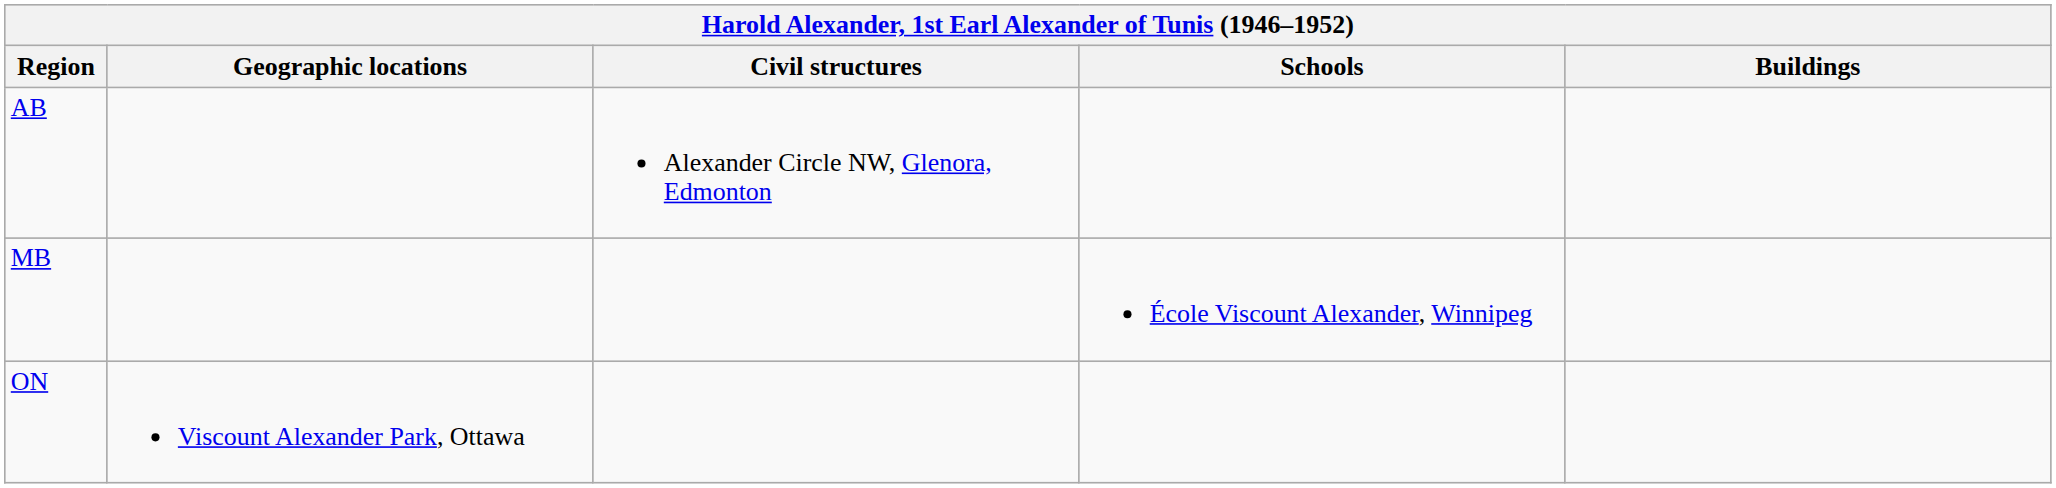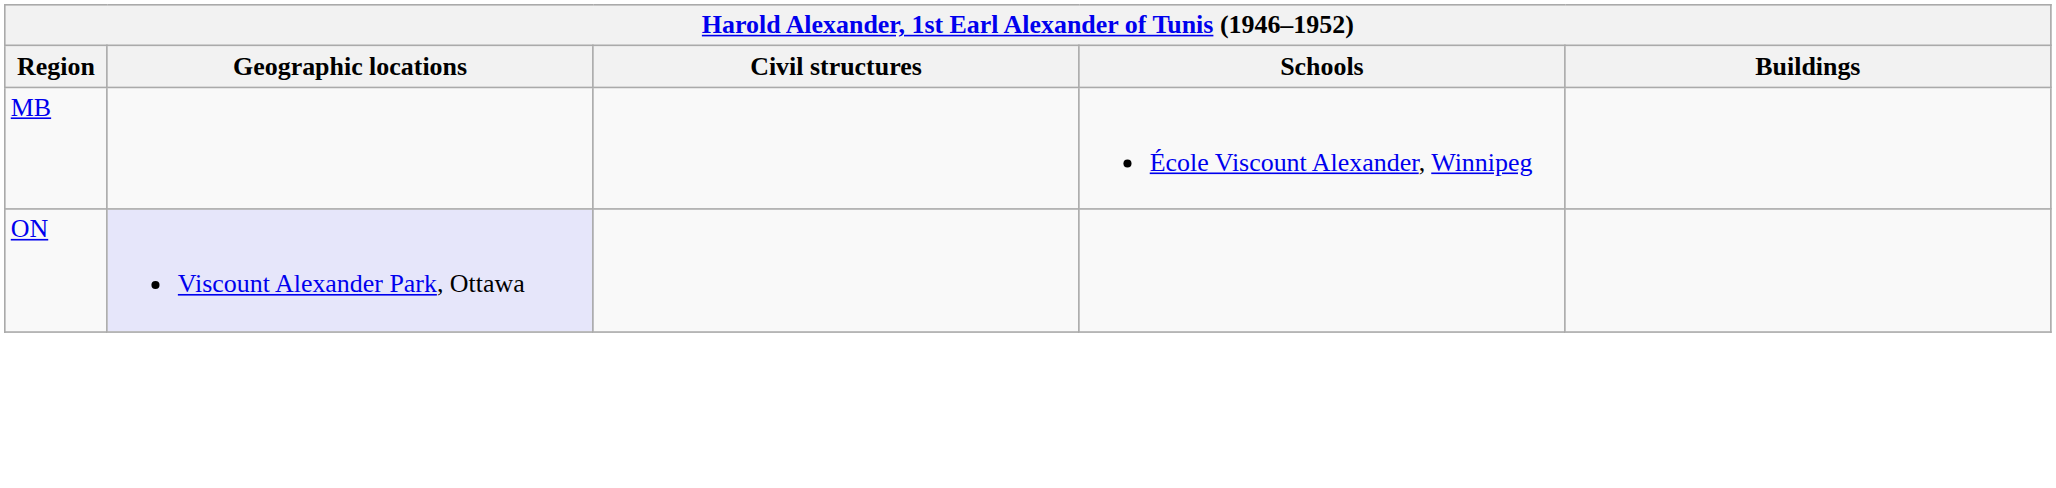- row: (29, 107)
(350, 436) no background -> (350, 285) lavender background
